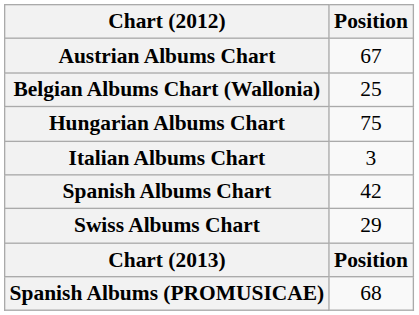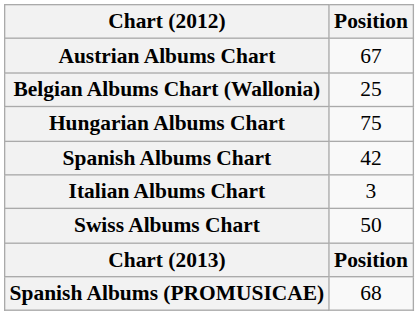rows swapped: (167, 157) <-> (167, 191)
(371, 225) 29 -> (371, 225) 50
